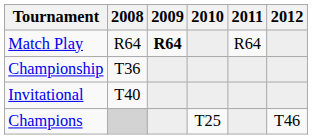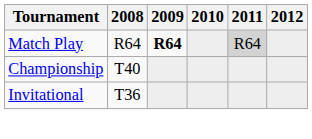(247, 43) no background -> (247, 43) lightgrey background
(127, 69) T36 -> (127, 69) T40
(127, 95) T40 -> (127, 95) T36
- row: (45, 120)
